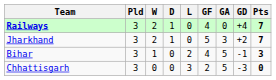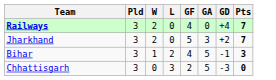- column: (172, 11)
